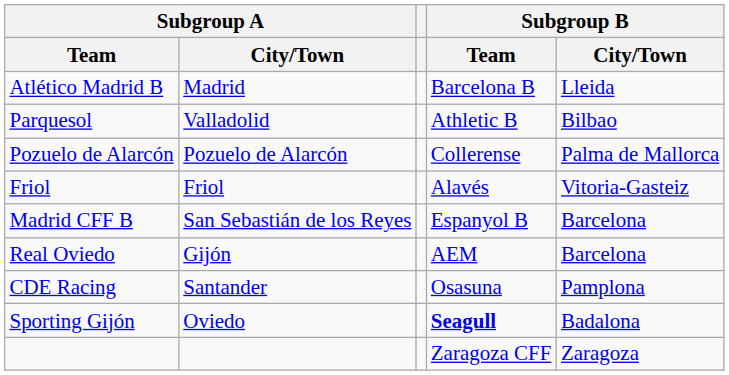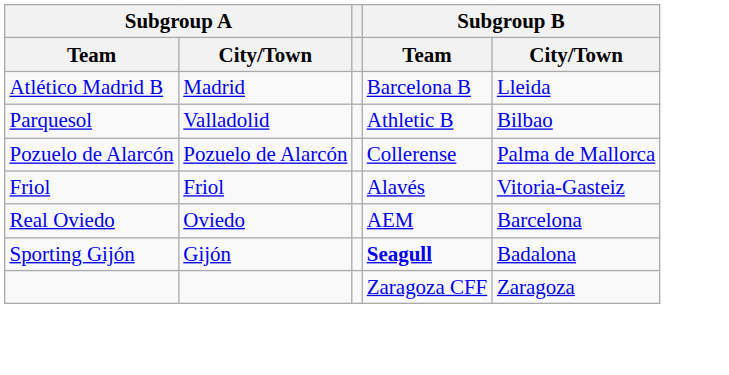- row: (71, 220)
(207, 253) Gijón -> (214, 220) Oviedo
- row: (63, 287)
(214, 320) Oviedo -> (207, 253) Gijón
